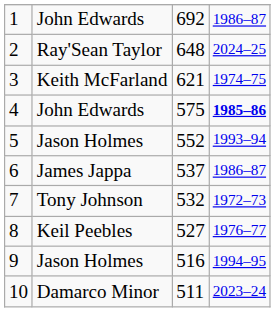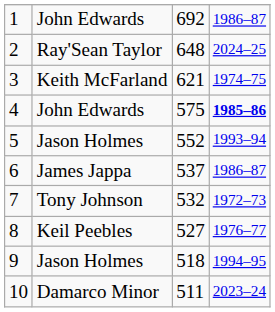(190, 261) 516 -> (190, 261) 518
